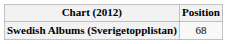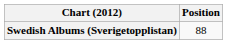(201, 30) 68 -> (201, 30) 88
